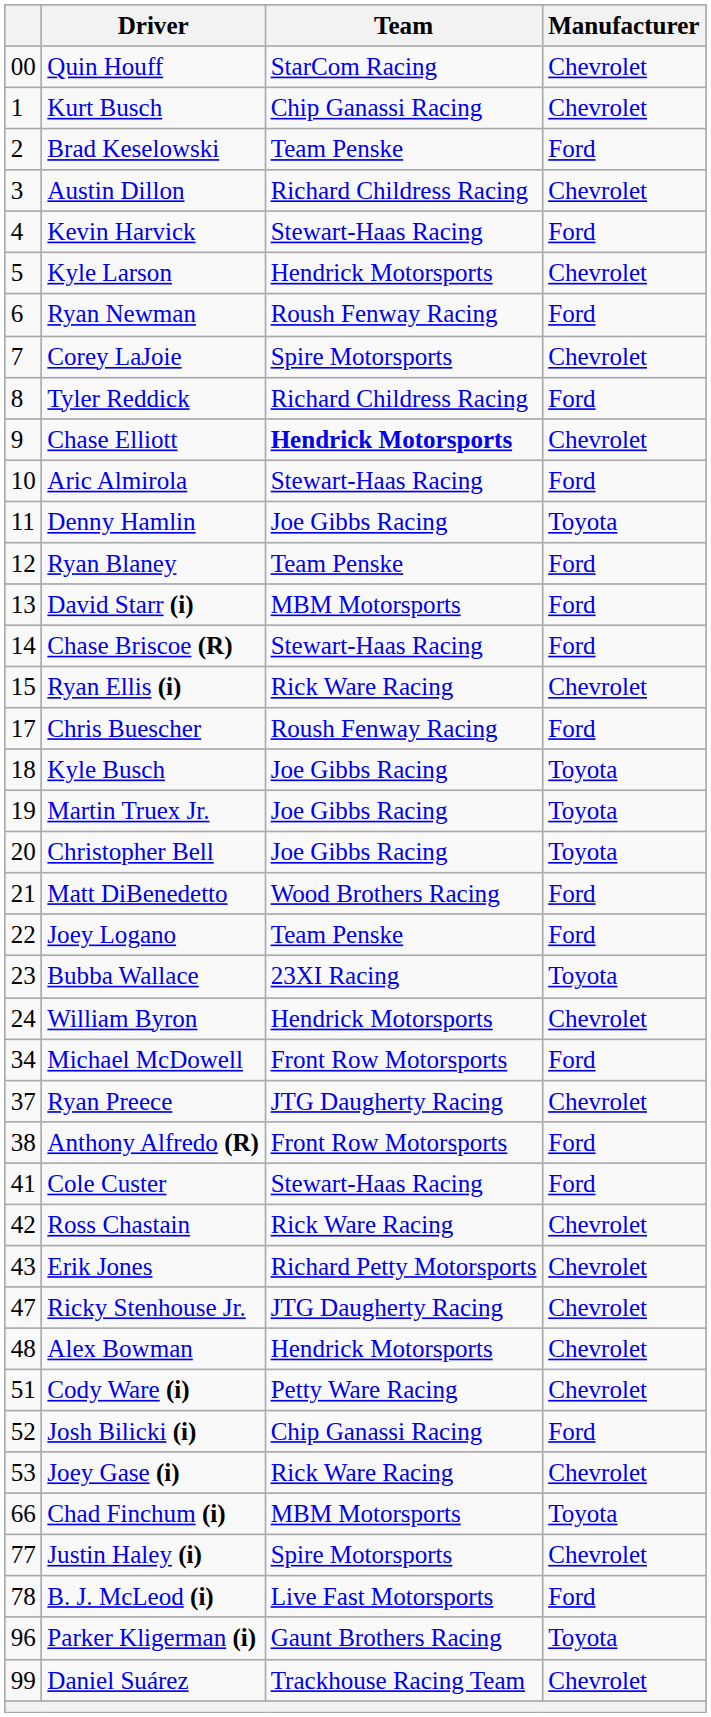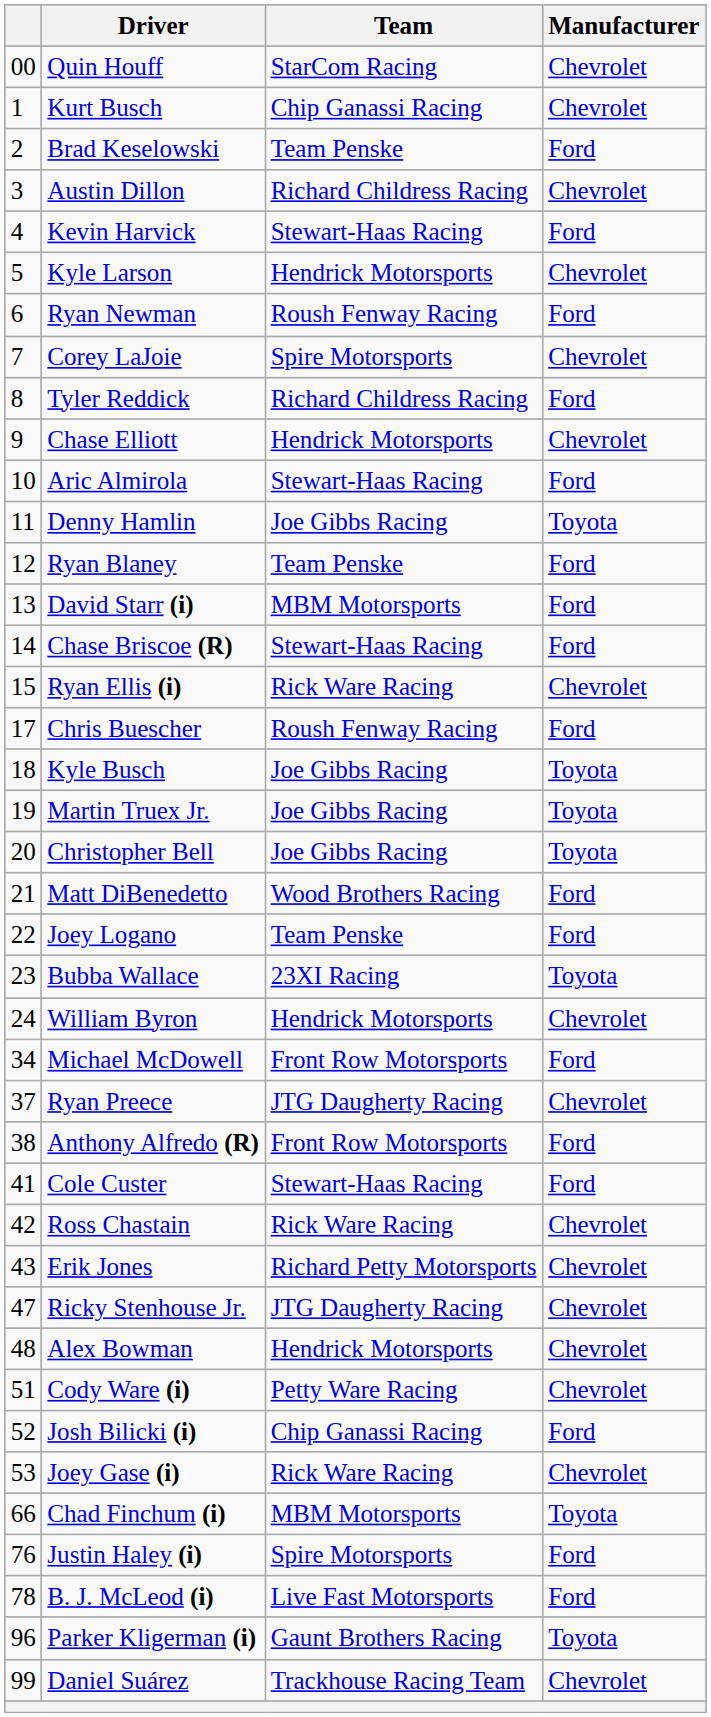(391, 438) bold -> (382, 438) normal
(23, 1555) 77 -> (23, 1555) 76
(598, 1555) Chevrolet -> (572, 1555) Ford
